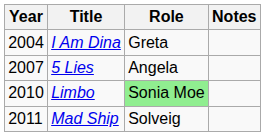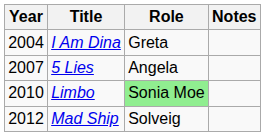(25, 118) 2011 -> (26, 118) 2012
